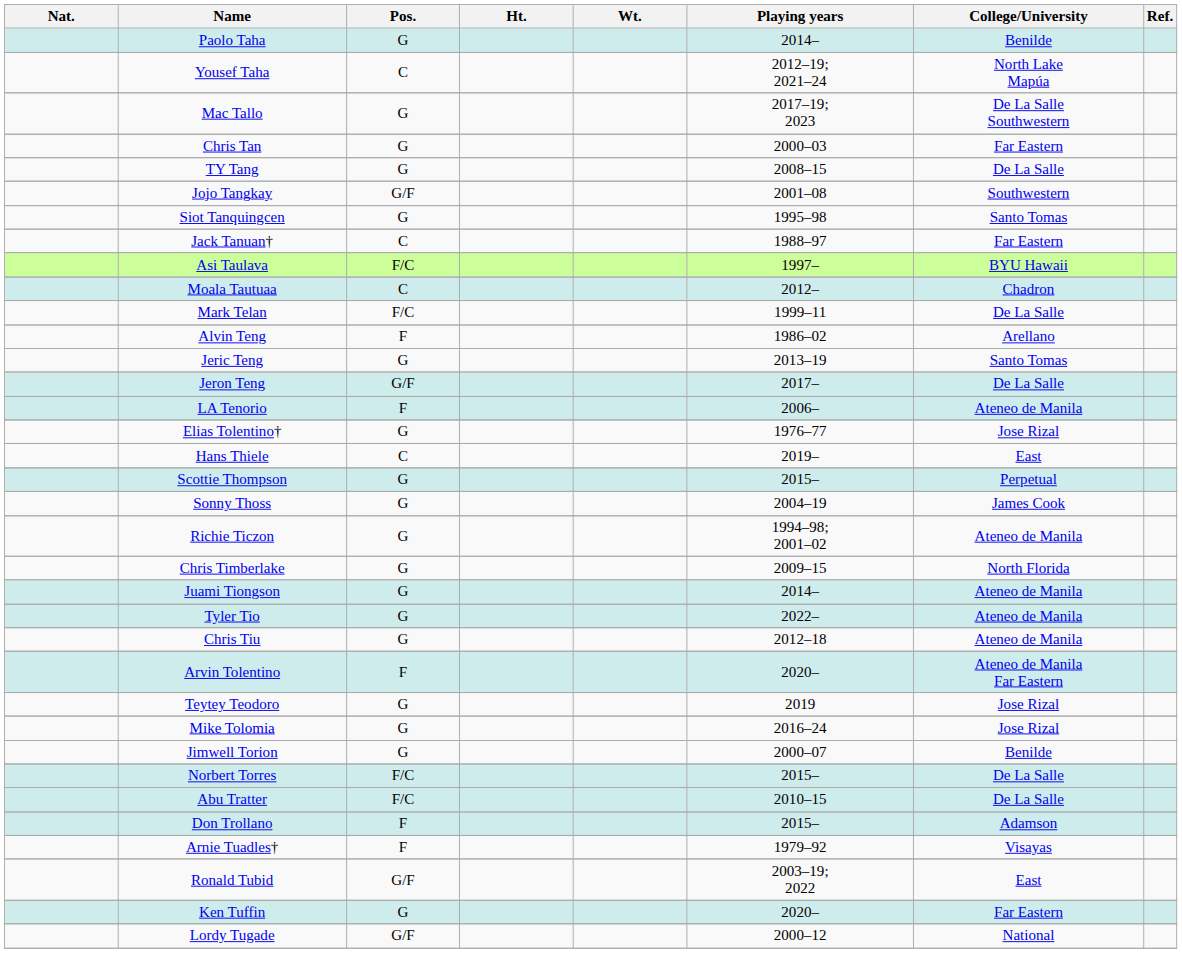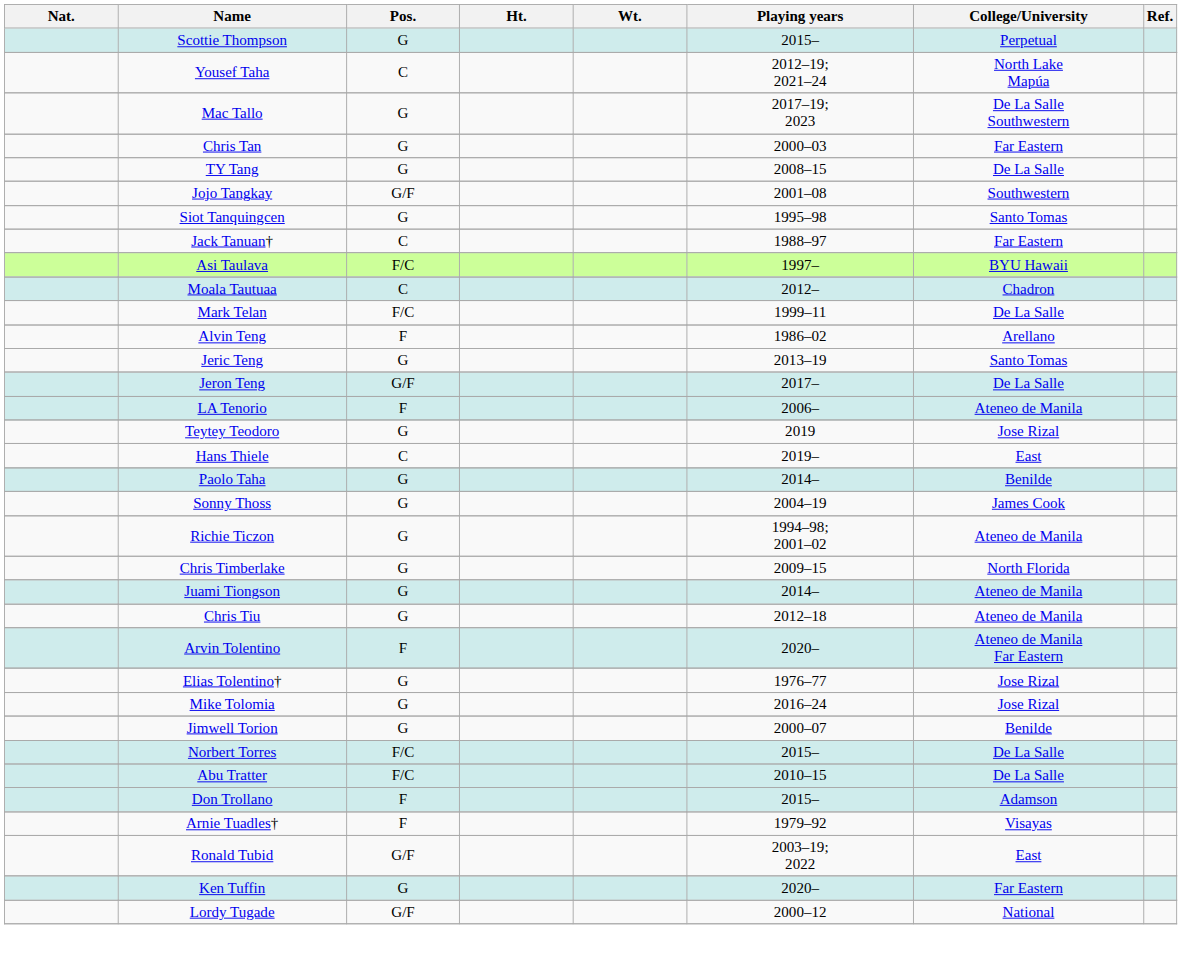rows swapped: (232, 40) <-> (232, 479)
rows swapped: (232, 704) <-> (232, 431)
- row: (232, 615)
